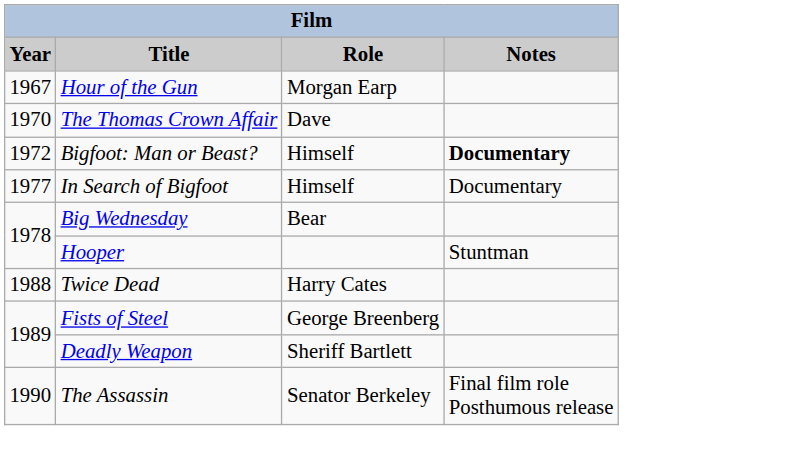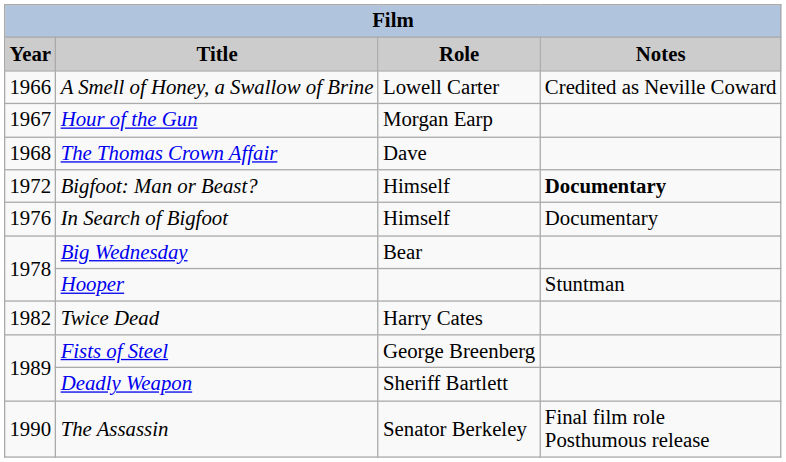+ row: (217, 86)
(30, 119) 1970 -> (30, 152) 1968
(30, 185) 1977 -> (30, 218) 1976
(30, 284) 1988 -> (30, 317) 1982
